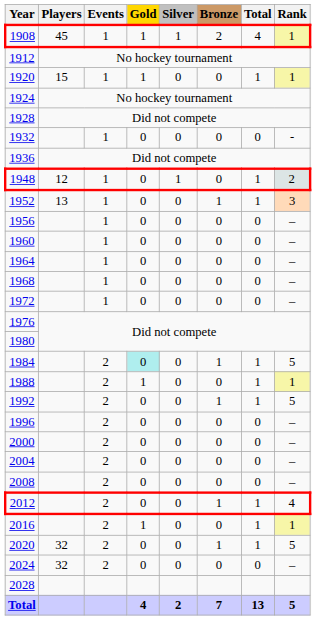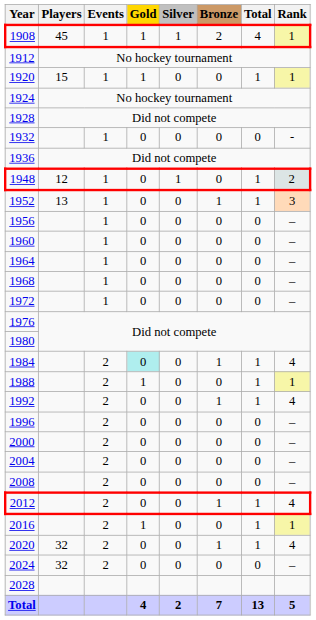(292, 361) 5 -> (292, 361) 4
(292, 401) 5 -> (292, 401) 4
(292, 545) 5 -> (292, 545) 4
